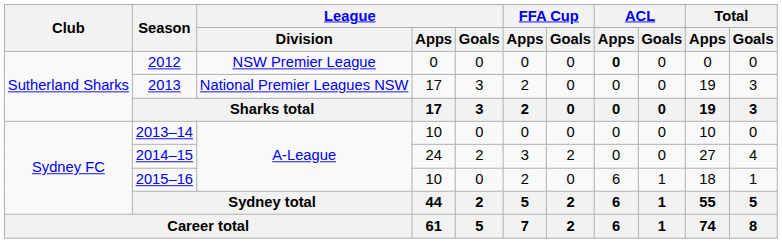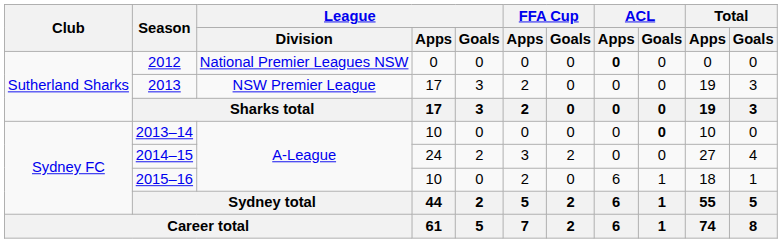(304, 62) NSW Premier League -> (304, 62) National Premier Leagues NSW
(304, 86) National Premier Leagues NSW -> (304, 86) NSW Premier League
(662, 132) normal -> (662, 132) bold
